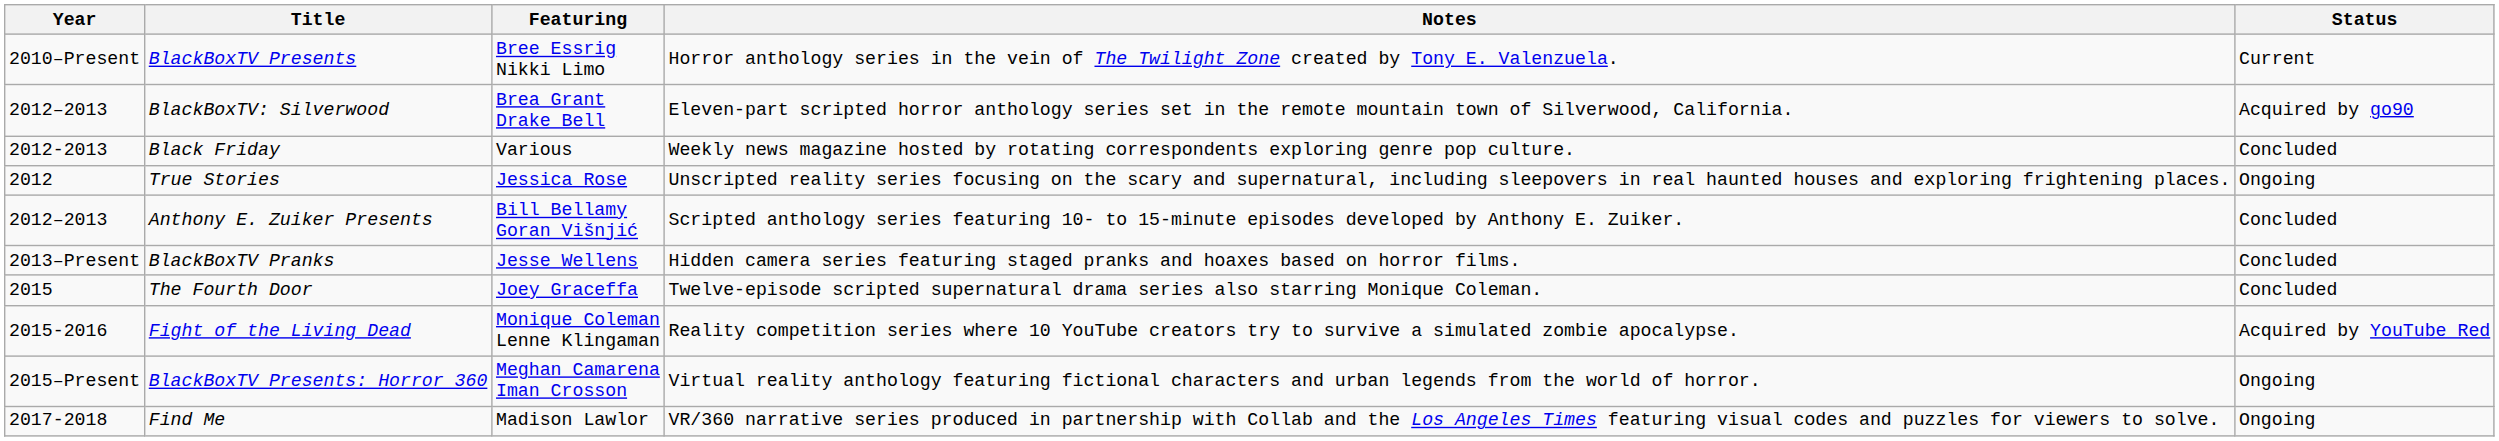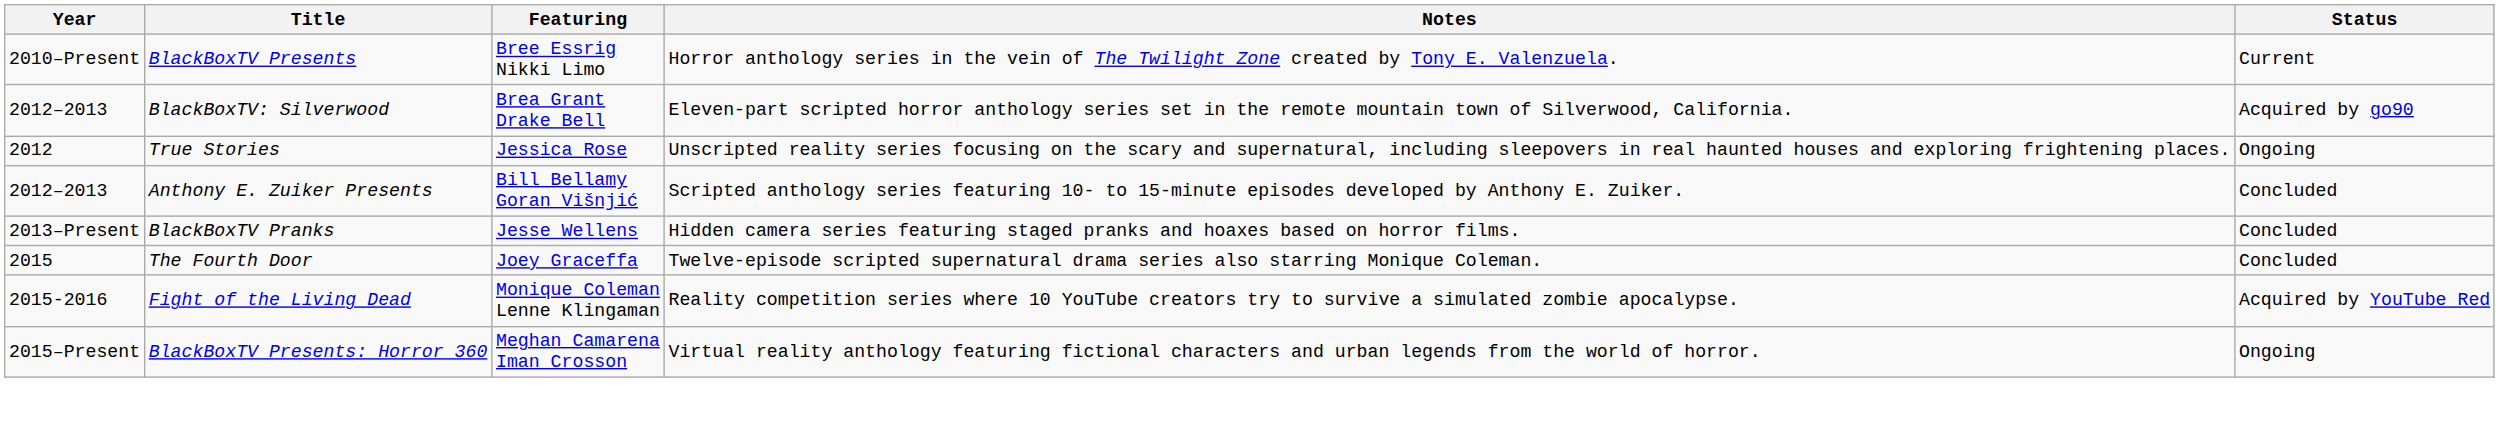- row: (214, 151)
- row: (187, 421)
